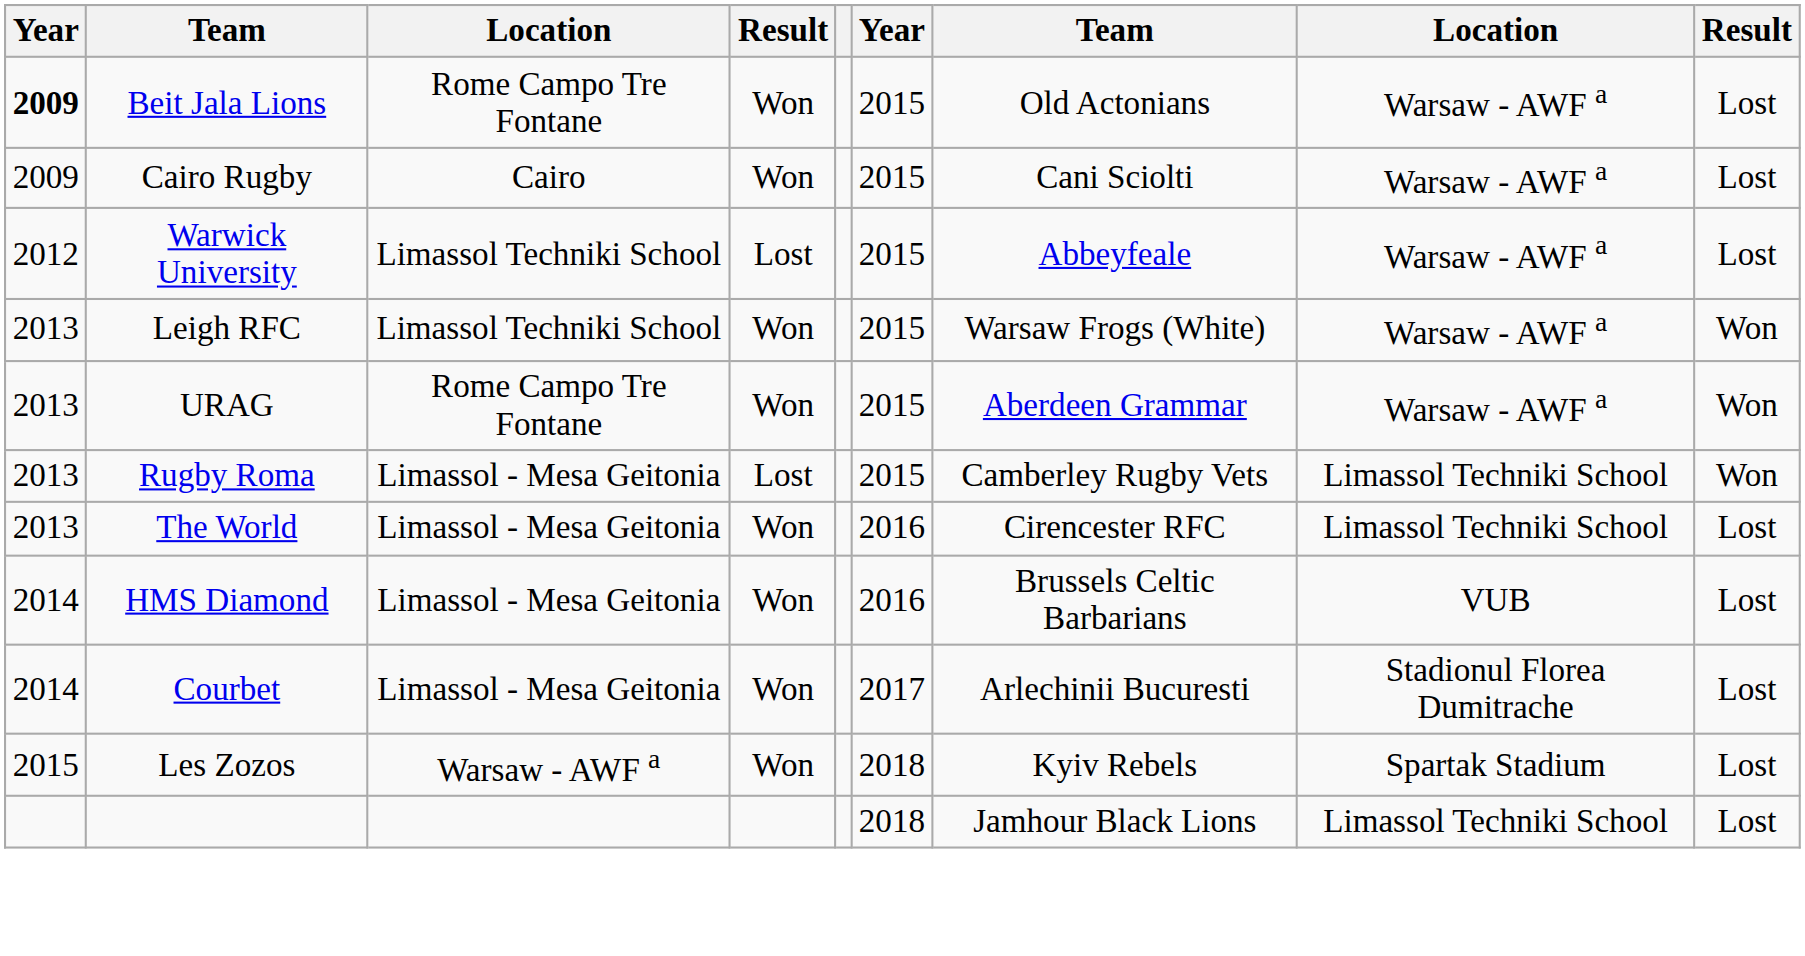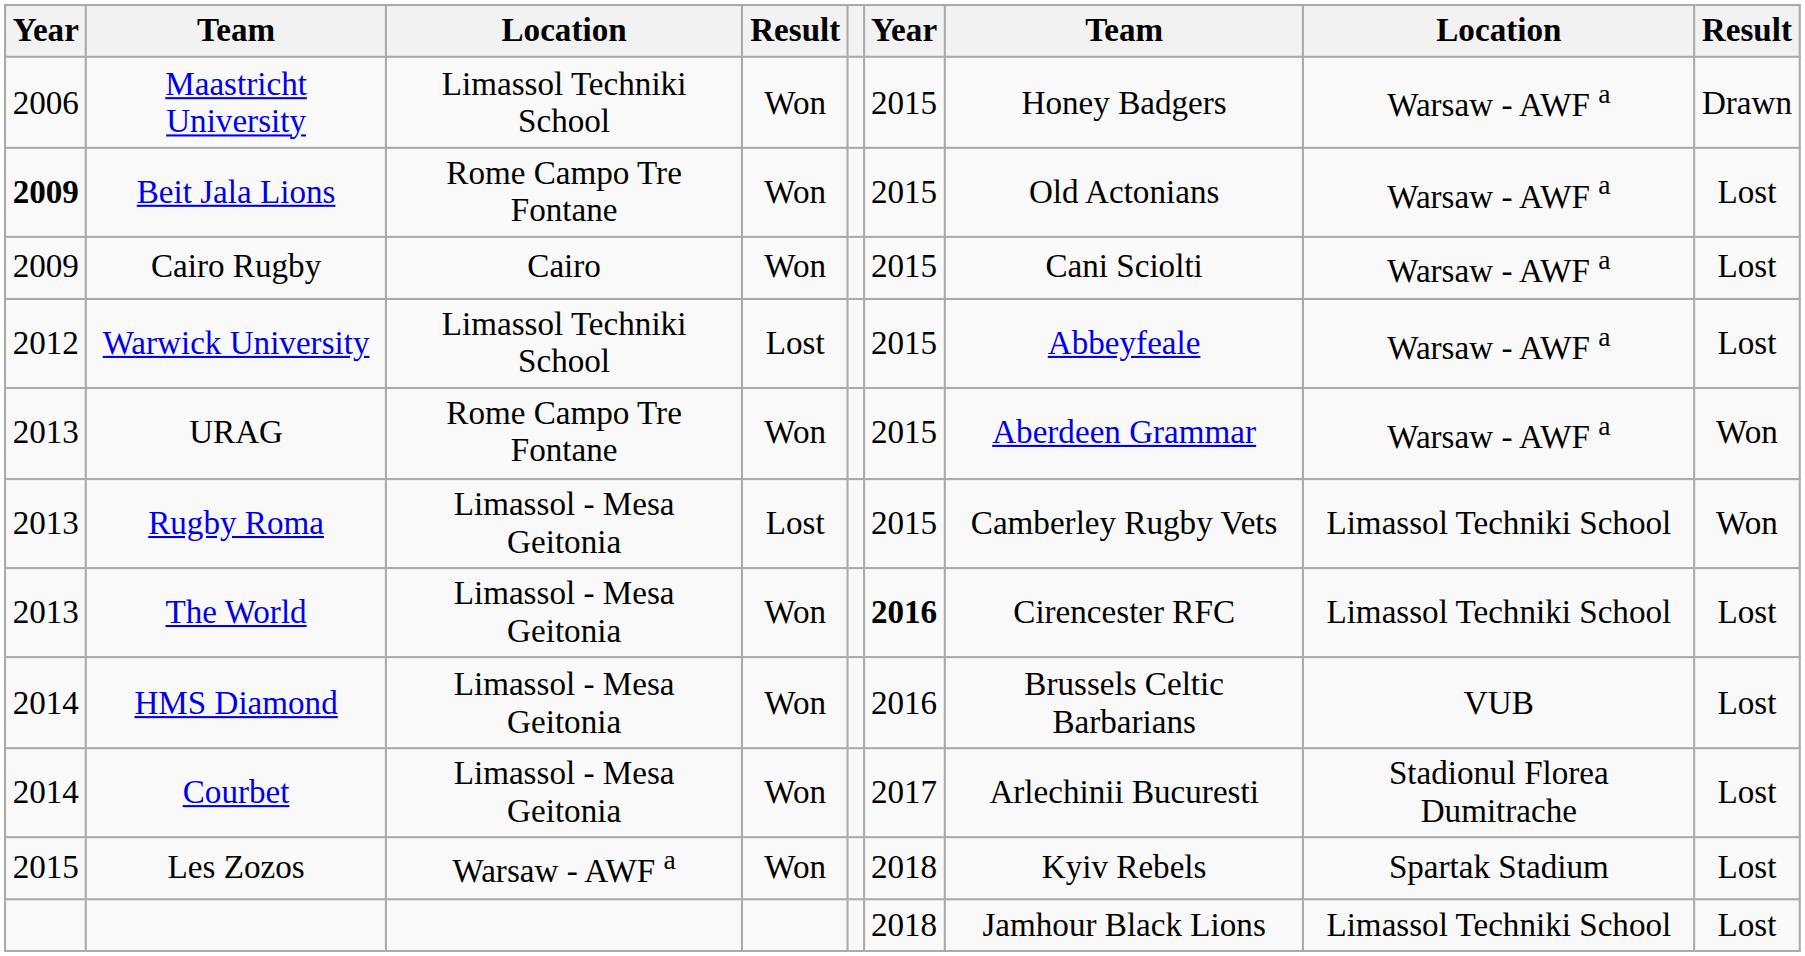+ row: (236, 101)
- row: (227, 328)
(892, 528) normal -> (904, 612) bold
